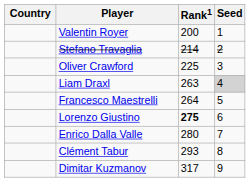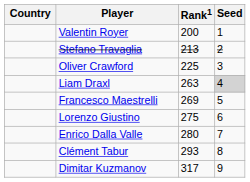(190, 49) 214 -> (190, 49) 213
(190, 100) 264 -> (190, 100) 269
(190, 117) bold -> (190, 117) normal
